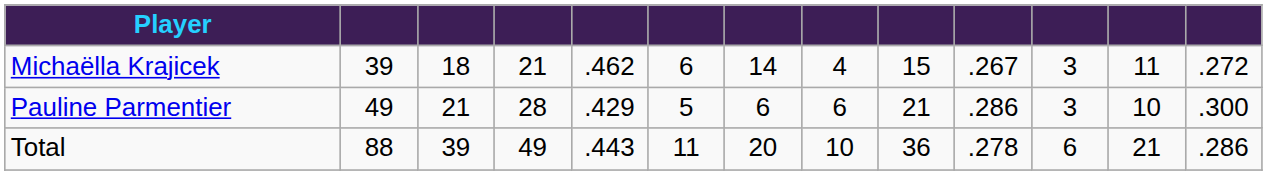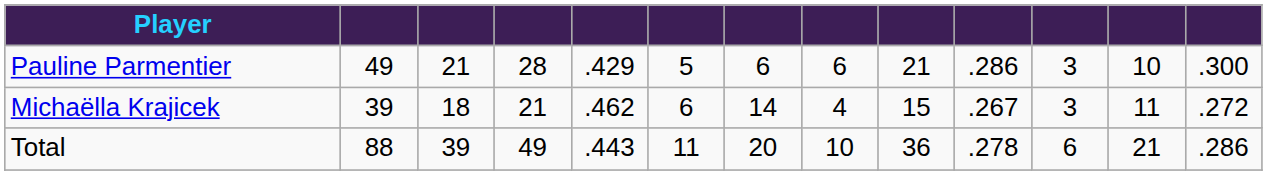rows swapped: (115, 66) <-> (121, 107)
